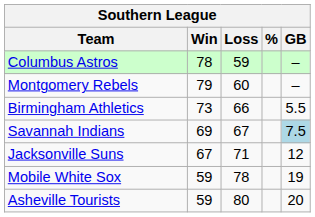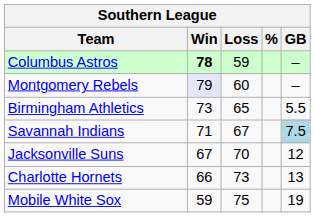(204, 62) normal -> (204, 62) bold
(204, 85) no background -> (204, 85) lavender background
(241, 108) 66 -> (241, 108) 65
(204, 131) 69 -> (204, 131) 71
(241, 154) 71 -> (241, 154) 70
+ row: (65, 177)
(241, 177) 78 -> (241, 200) 75
- row: (64, 200)
